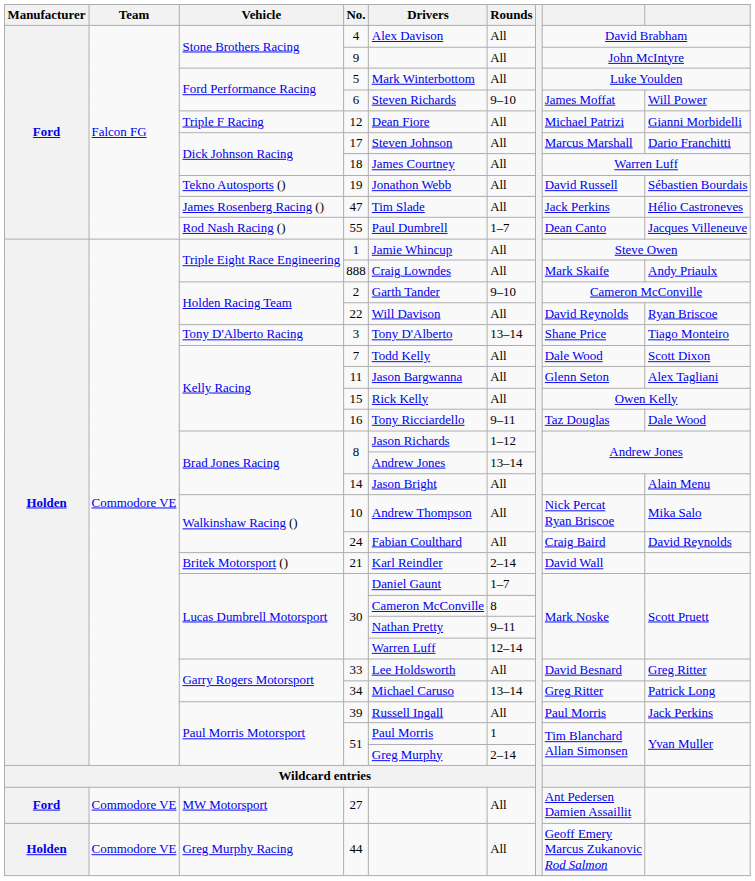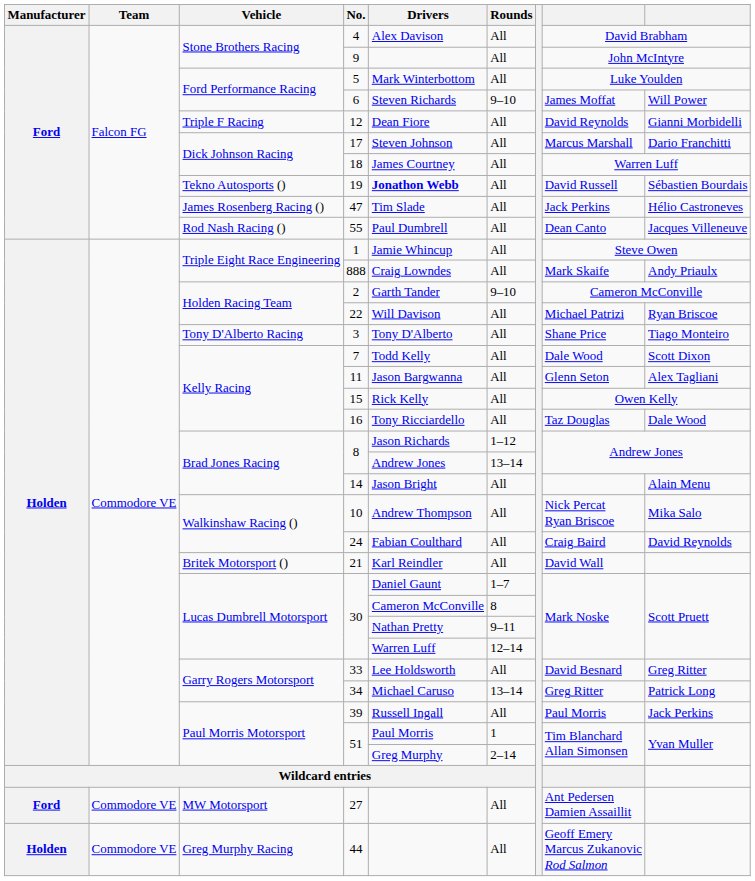(584, 121) Michael Patrizi -> (587, 121) David Reynolds
(412, 185) normal -> (415, 185) bold
(500, 227) 1–7 -> (498, 227) All
(587, 313) David Reynolds -> (584, 313) Michael Patrizi
(506, 334) 13–14 -> (498, 334) All
(503, 419) 9–11 -> (498, 419) All
(503, 562) 2–14 -> (498, 562) All
